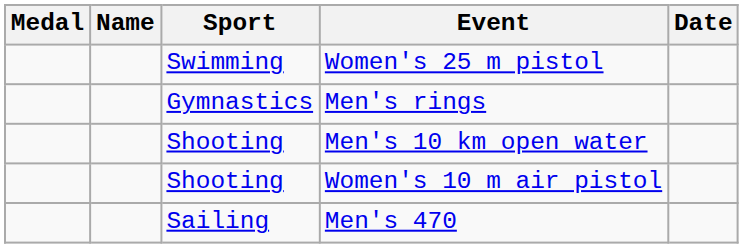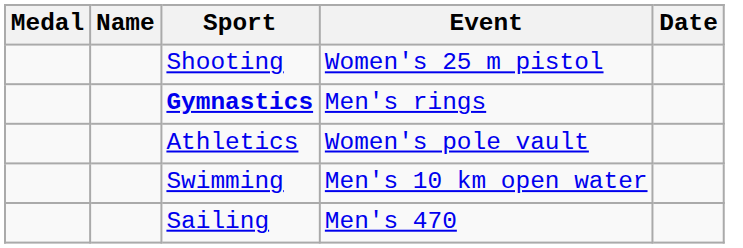(225, 65) Swimming -> (225, 65) Shooting
(240, 104) normal -> (240, 104) bold
+ row: (457, 144)
(225, 144) Shooting -> (225, 183) Swimming
- row: (494, 183)
